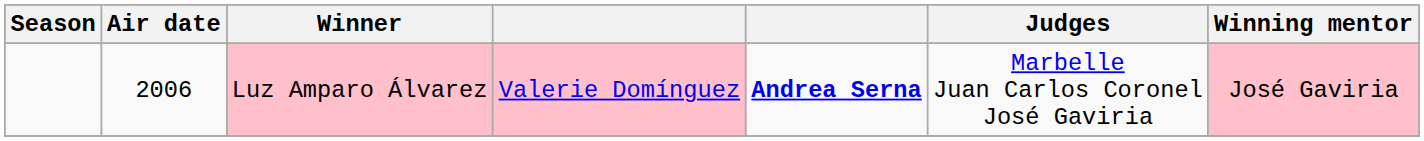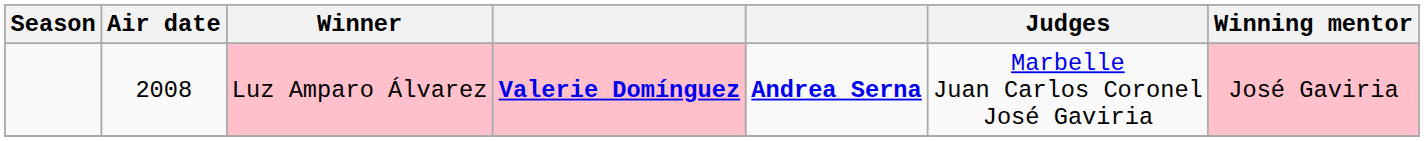(164, 90) 2006 -> (164, 90) 2008
(619, 90) normal -> (619, 90) bold
